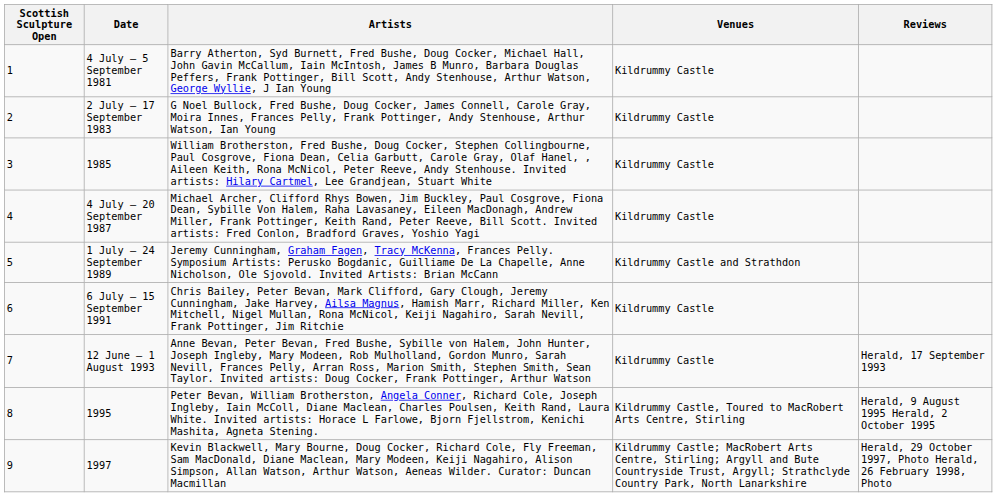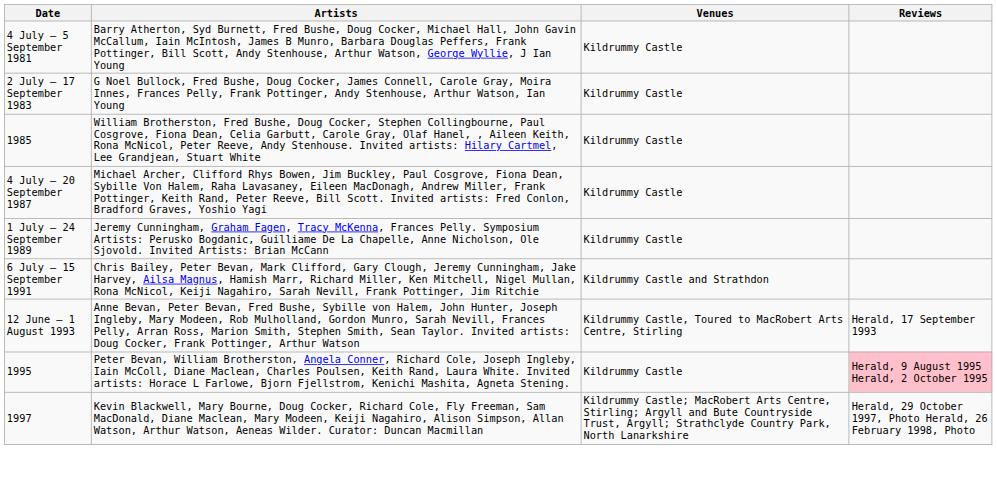- column: (44, 25)
(708, 262) Kildrummy Castle and Strathdon -> (633, 239) Kildrummy Castle
(664, 309) Kildrummy Castle -> (676, 279) Kildrummy Castle and Strathdon
(664, 361) Kildrummy Castle -> (713, 325) Kildrummy Castle, Toured to MacRobert Arts Centre, Stirling
(729, 413) Kildrummy Castle, Toured to MacRobert Arts Centre, Stirling -> (633, 372) Kildrummy Castle
(910, 413) no background -> (920, 372) pink background
